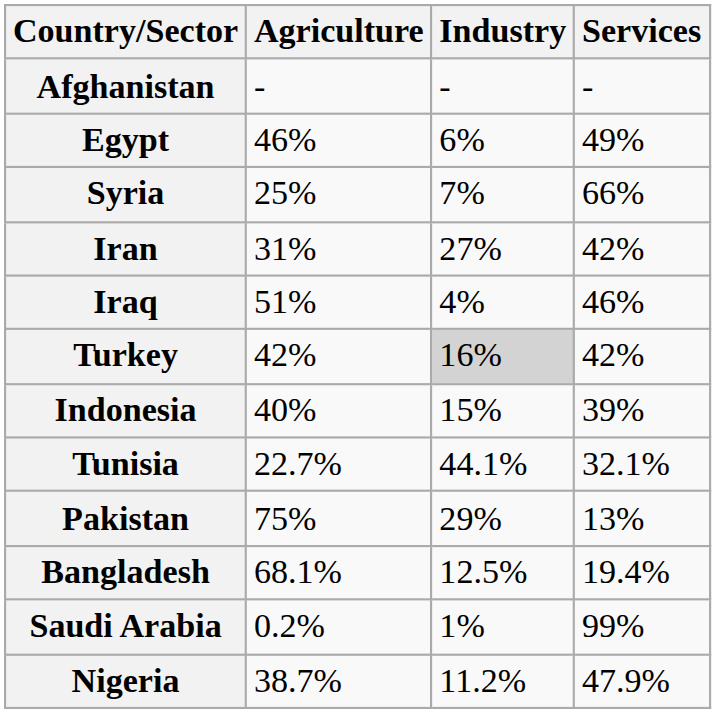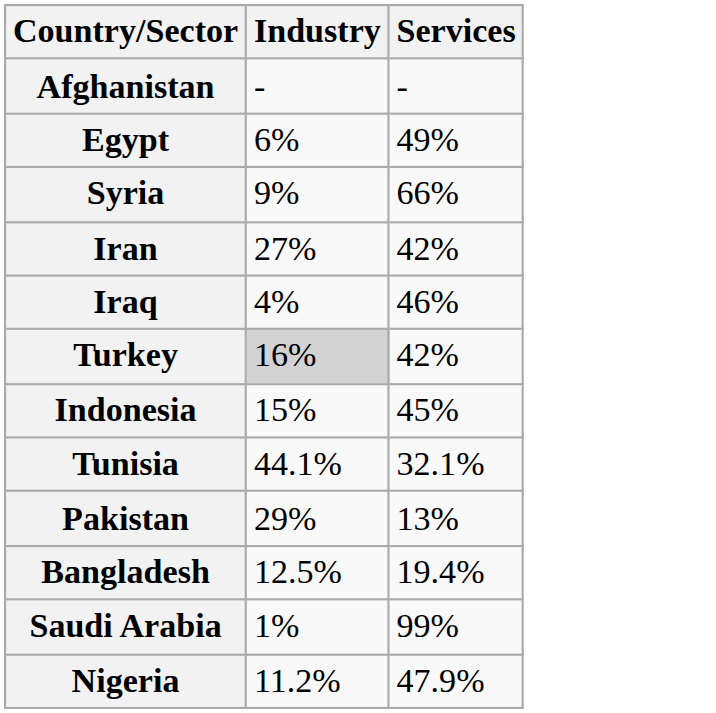- column: (339, 31)
(462, 193) 7% -> (277, 193) 9%
(613, 409) 39% -> (428, 409) 45%
